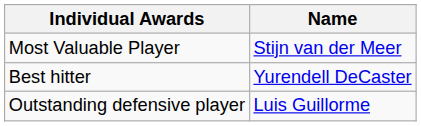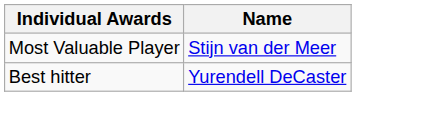- row: (127, 105)
